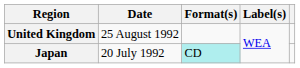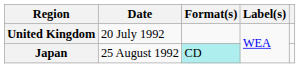(140, 33) 25 August 1992 -> (133, 33) 20 July 1992
(133, 53) 20 July 1992 -> (140, 53) 25 August 1992
